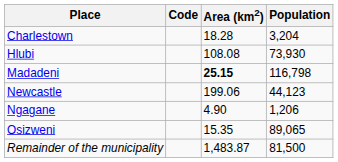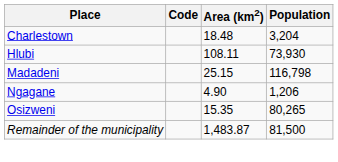(218, 35) 18.28 -> (218, 35) 18.48
(222, 54) 108.08 -> (221, 54) 108.11
(218, 73) bold -> (218, 73) normal
- row: (34, 92)
(287, 129) 89,065 -> (287, 110) 80,265
